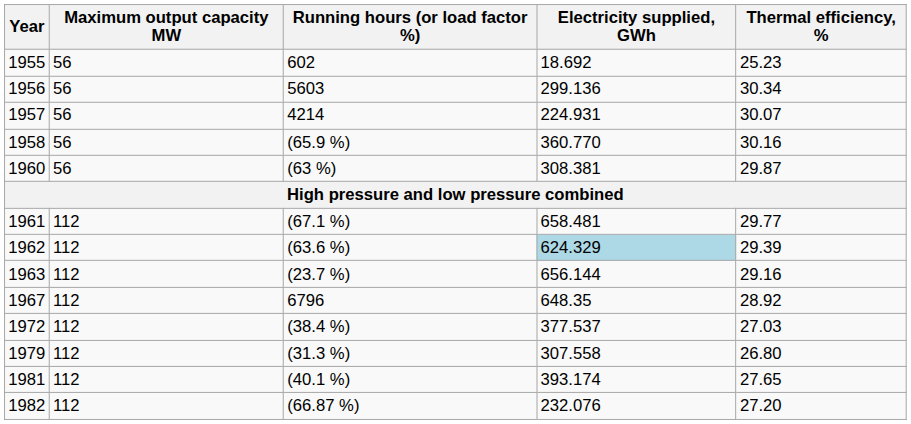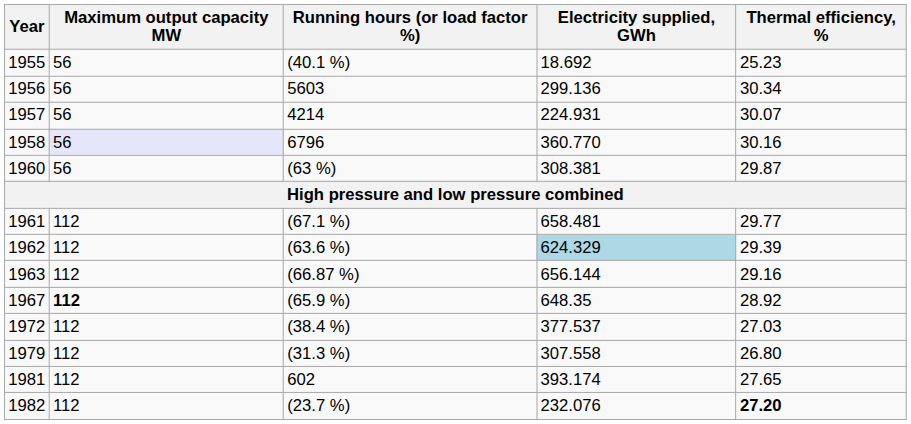(301, 62) 602 -> (319, 62) (40.1 %)
(62, 141) no background -> (62, 141) lavender background
(319, 141) (65.9 %) -> (306, 141) 6796
(319, 273) (23.7 %) -> (323, 273) (66.87 %)
(66, 300) normal -> (66, 300) bold
(306, 300) 6796 -> (319, 300) (65.9 %)
(319, 379) (40.1 %) -> (301, 379) 602
(323, 405) (66.87 %) -> (319, 405) (23.7 %)
(761, 405) normal -> (761, 405) bold
